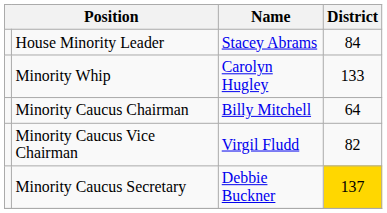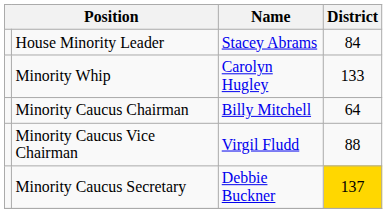(353, 144) 82 -> (353, 144) 88
